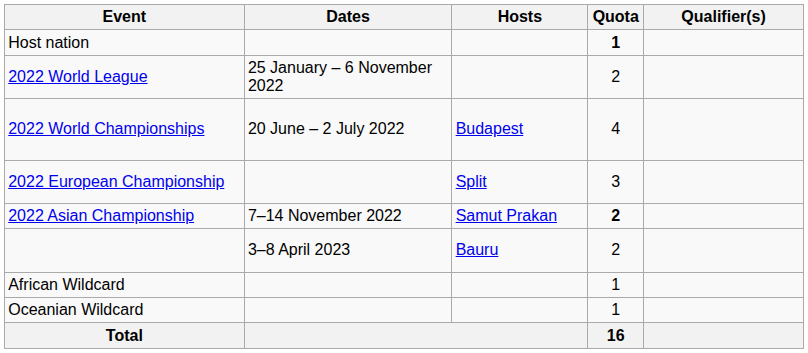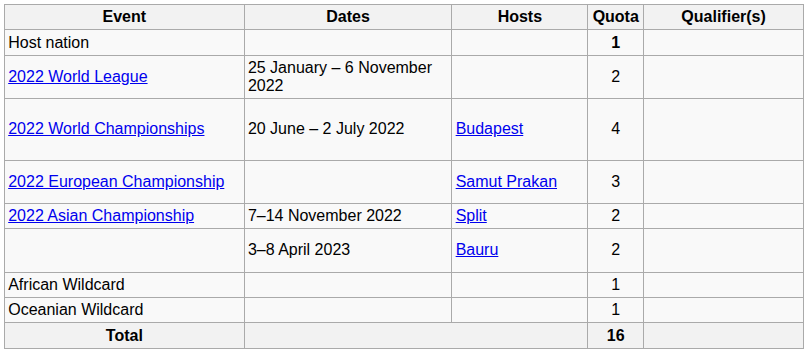(471, 181) Split -> (506, 181) Samut Prakan
(506, 216) Samut Prakan -> (471, 216) Split
(616, 216) bold -> (616, 216) normal
